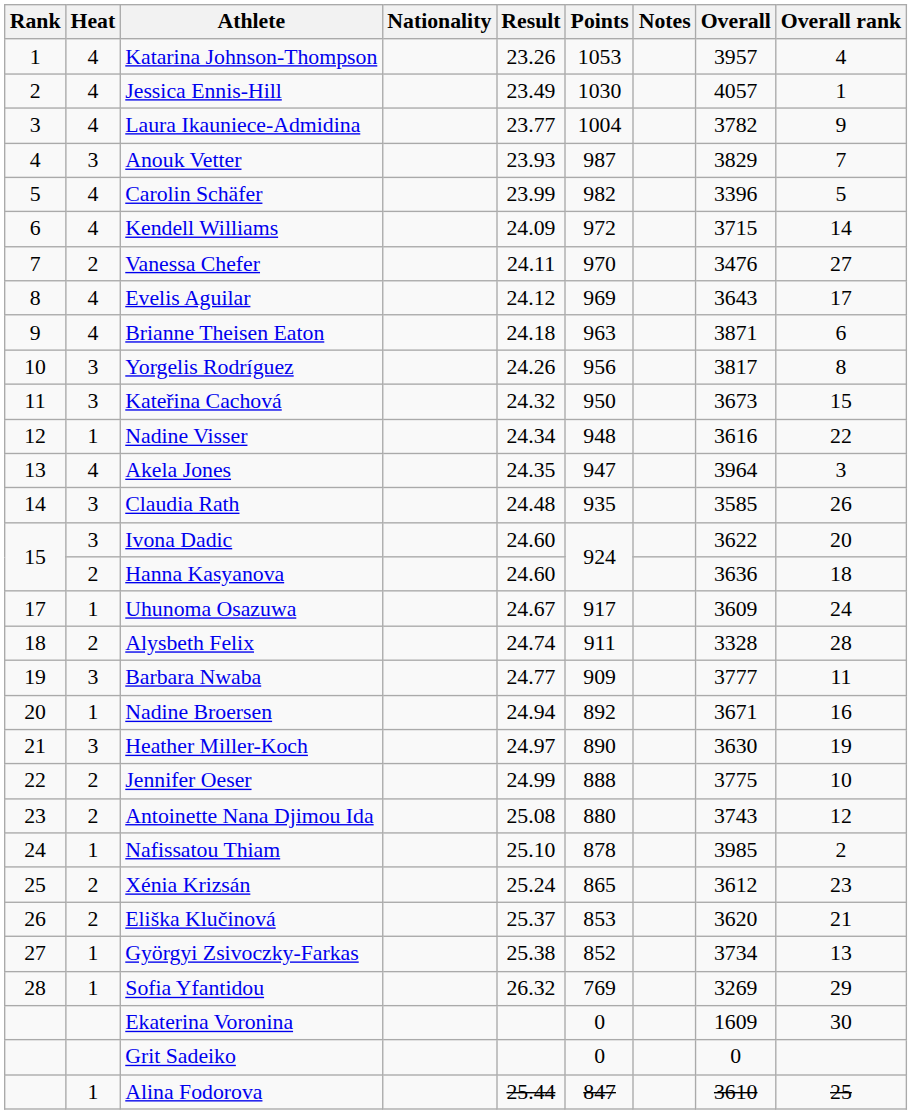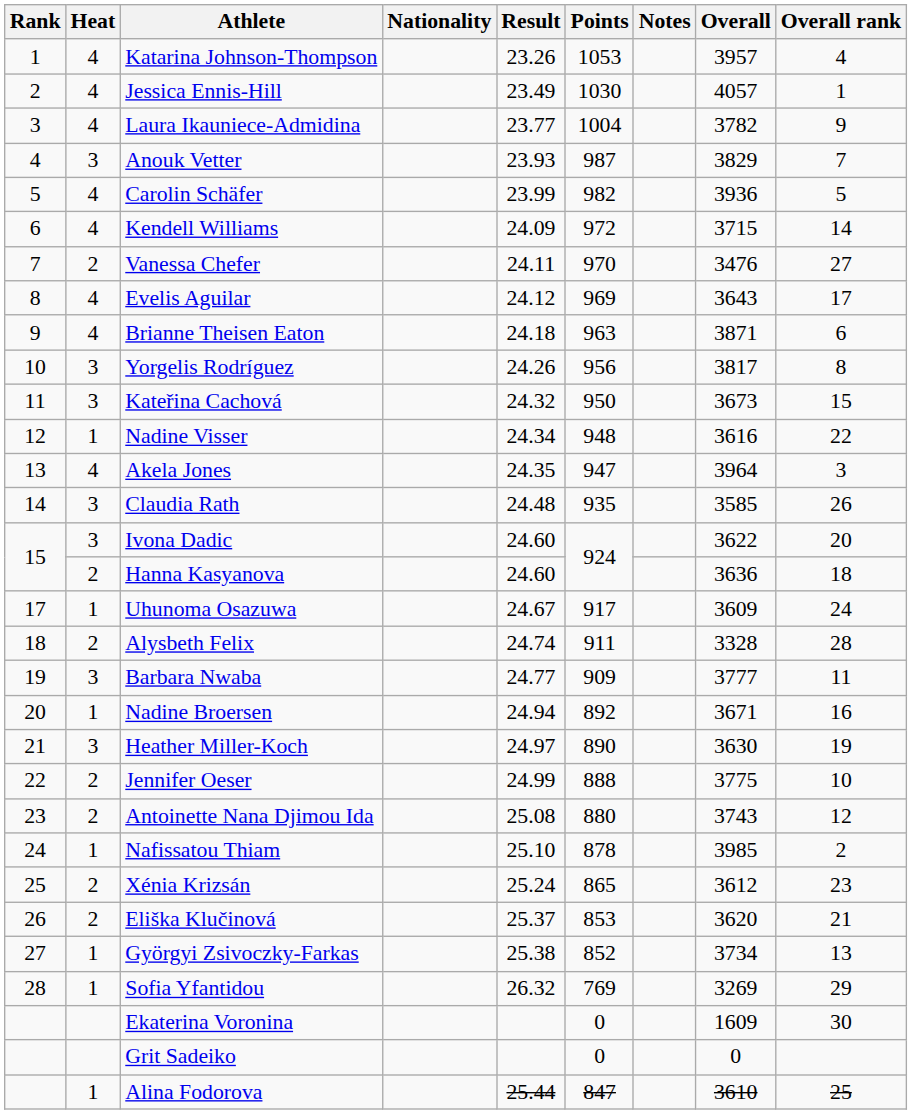(736, 194) 3396 -> (736, 194) 3936
